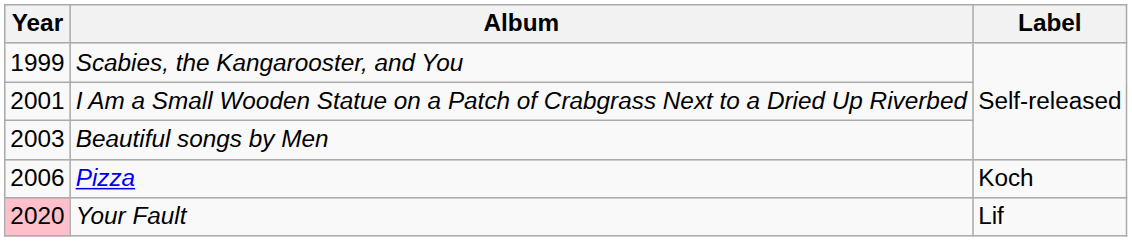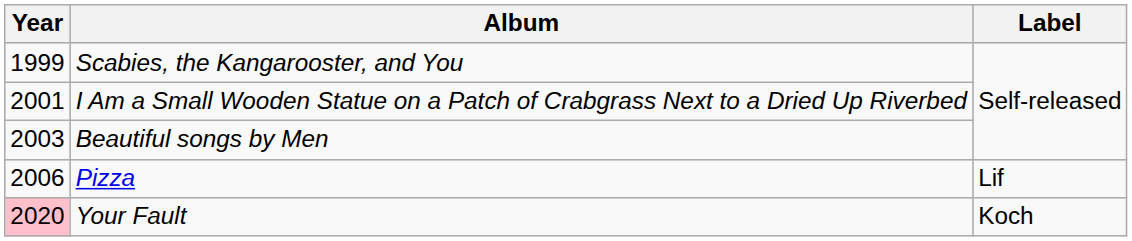(1006, 178) Koch -> (991, 178) Lif
(991, 216) Lif -> (1006, 216) Koch
